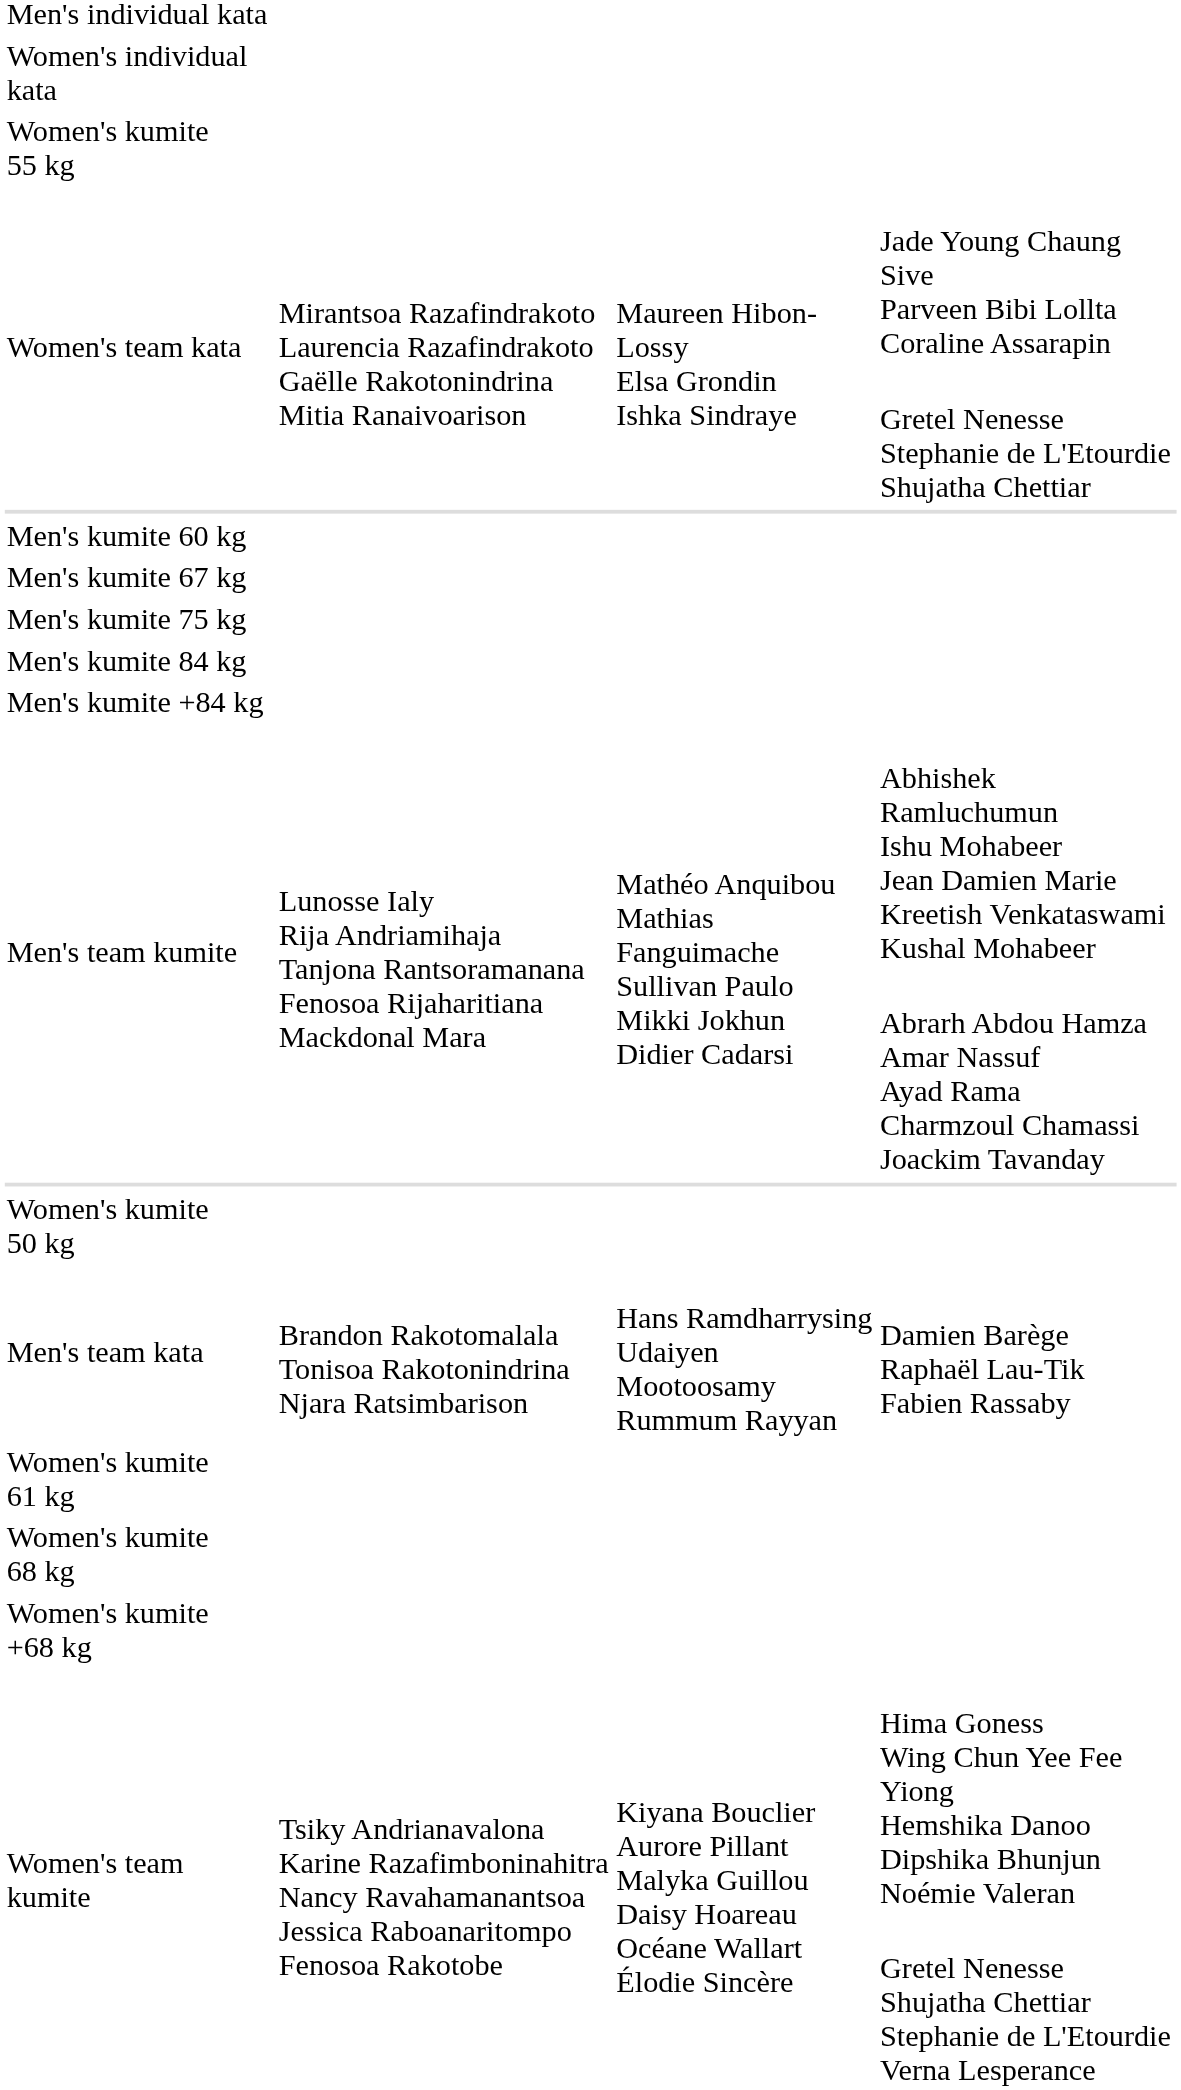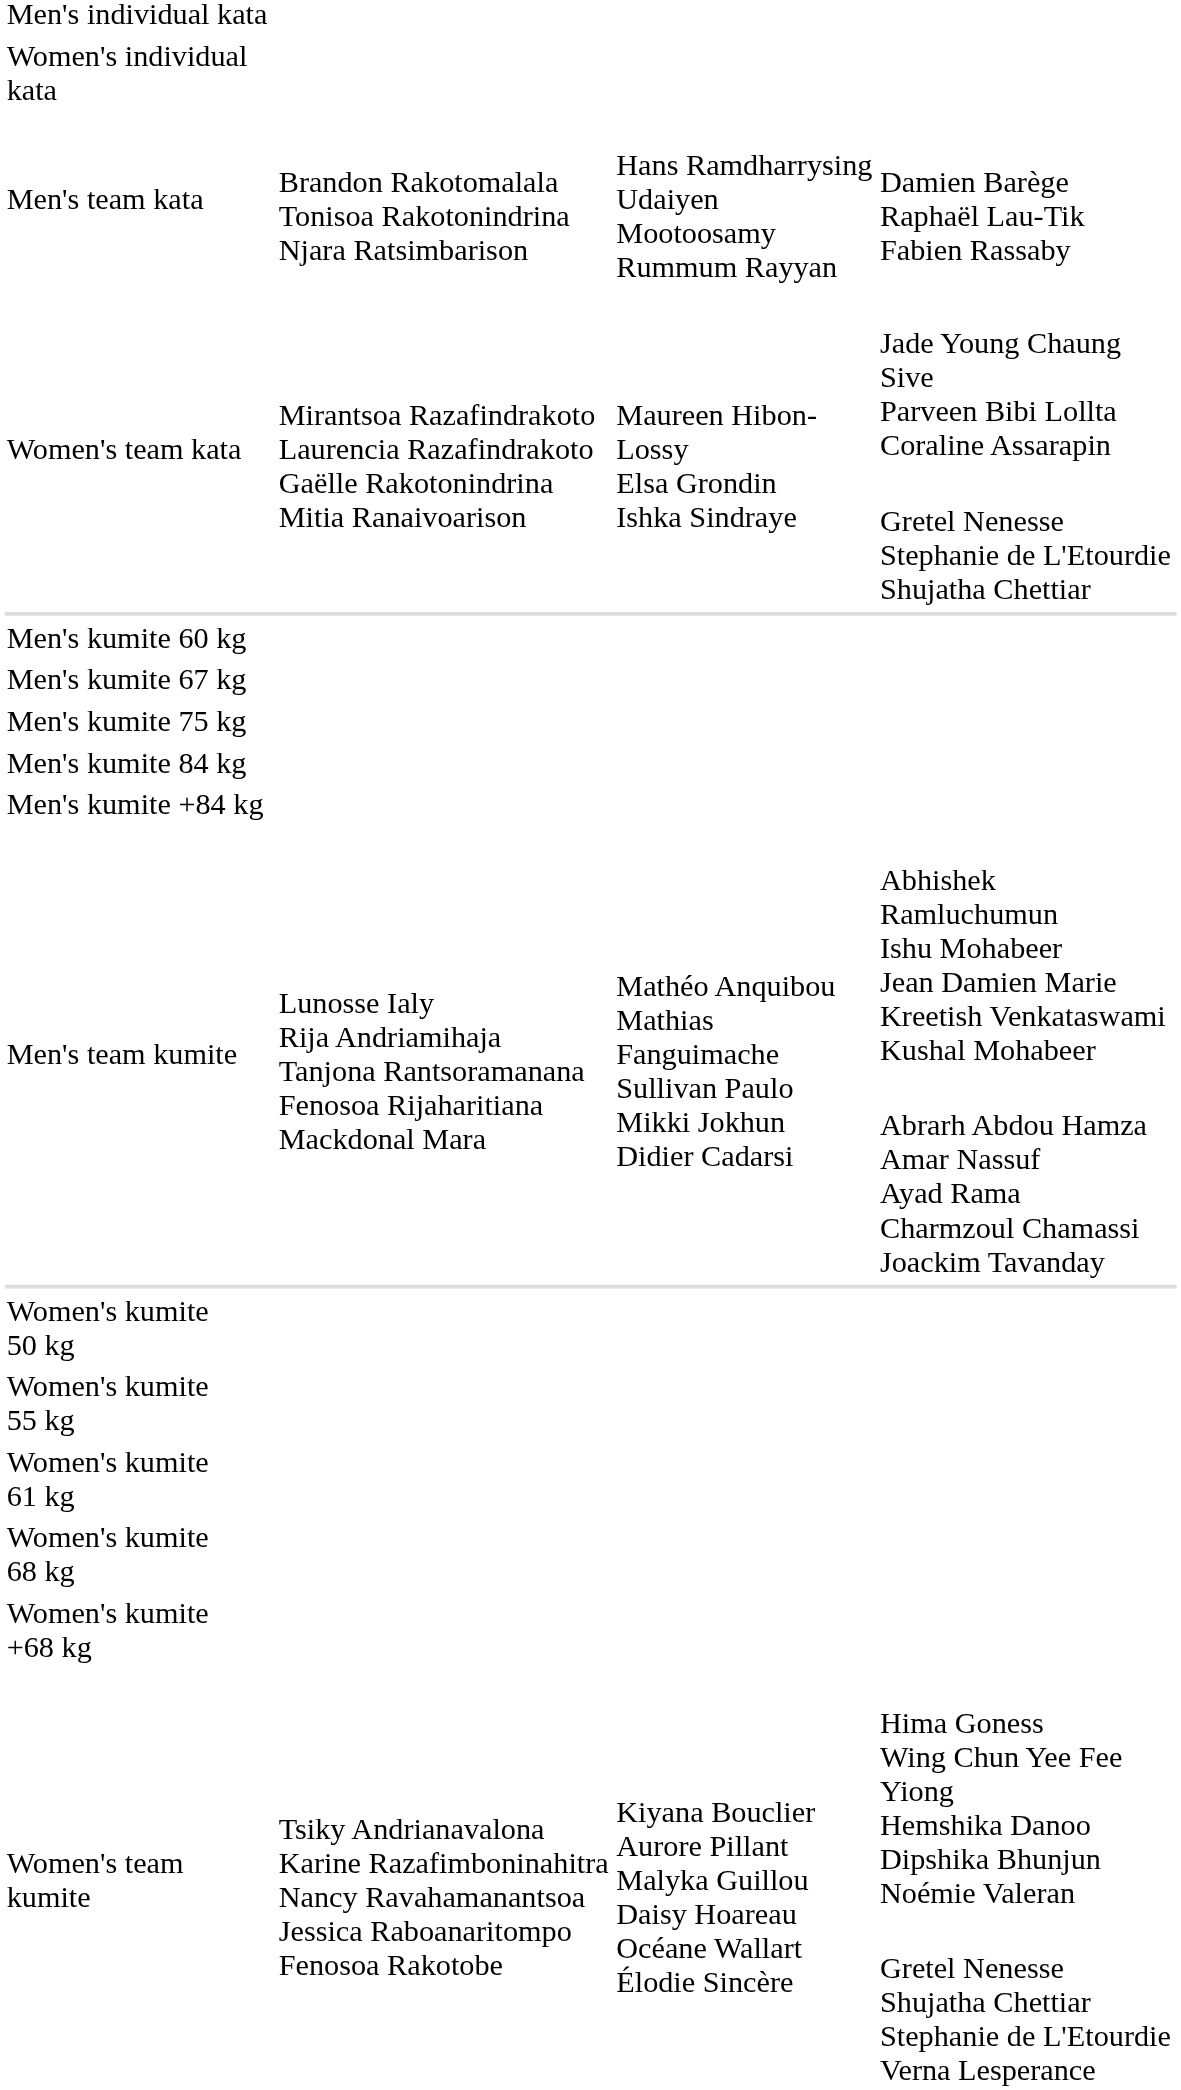rows swapped: (105, 1352) <-> (108, 148)
